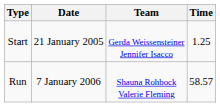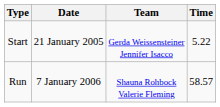(201, 41) 1.25 -> (201, 41) 5.22
